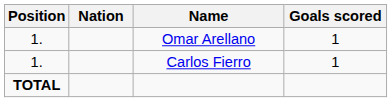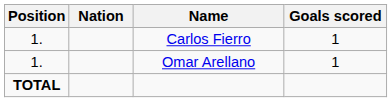rows swapped: (209, 39) <-> (209, 62)
